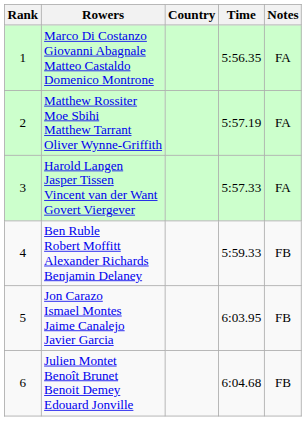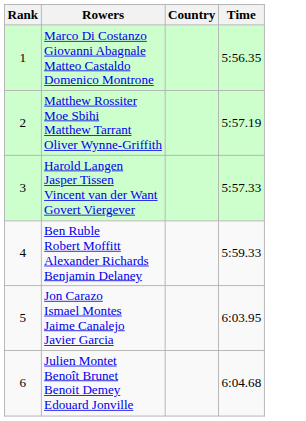- column: (283, 14)
